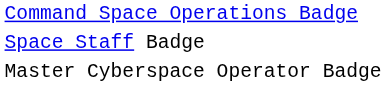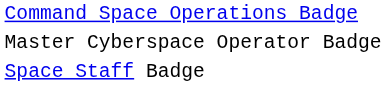rows swapped: (193, 71) <-> (105, 43)
